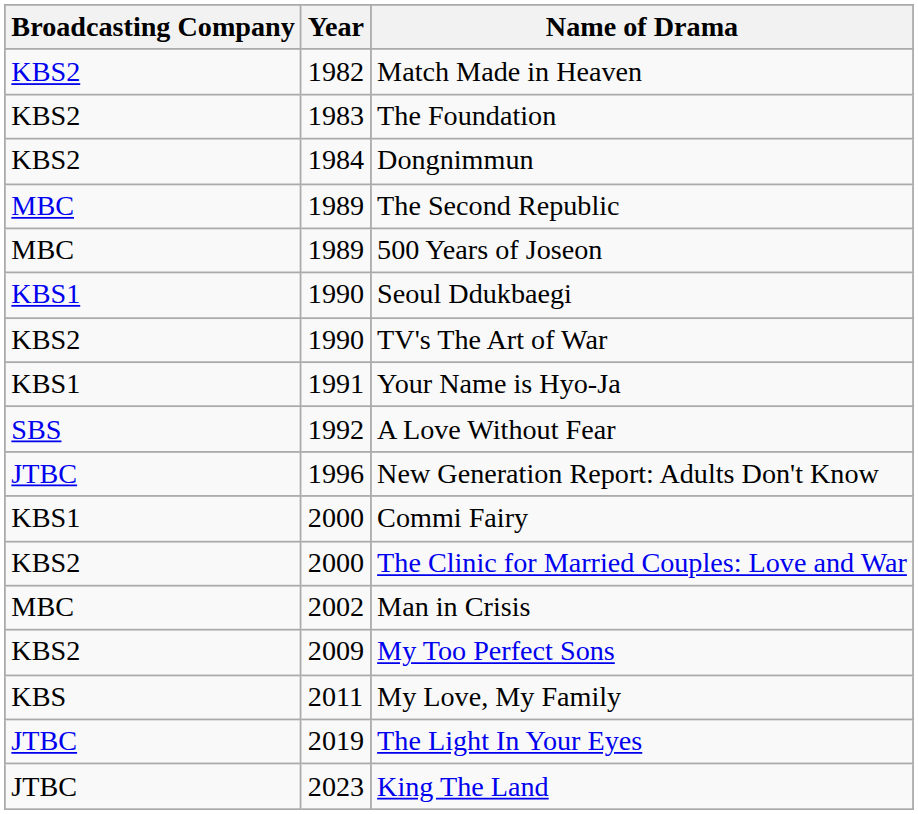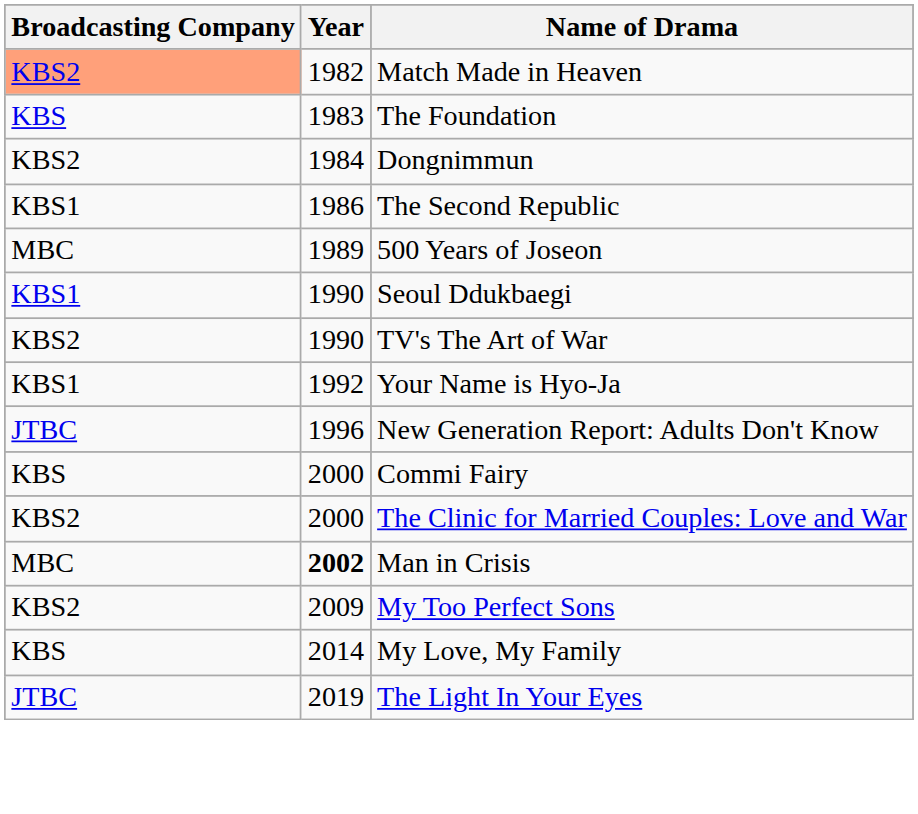(46, 71) no background -> (46, 71) lightsalmon background
(46, 116) KBS2 -> (39, 116) KBS
(43, 205) MBC -> (46, 205) KBS1
(336, 205) 1989 -> (336, 205) 1986
(336, 384) 1991 -> (336, 384) 1992
- row: (496, 428)
(46, 518) KBS1 -> (39, 473) KBS
(336, 607) normal -> (336, 562) bold
(335, 696) 2011 -> (336, 652) 2014
- row: (463, 786)
